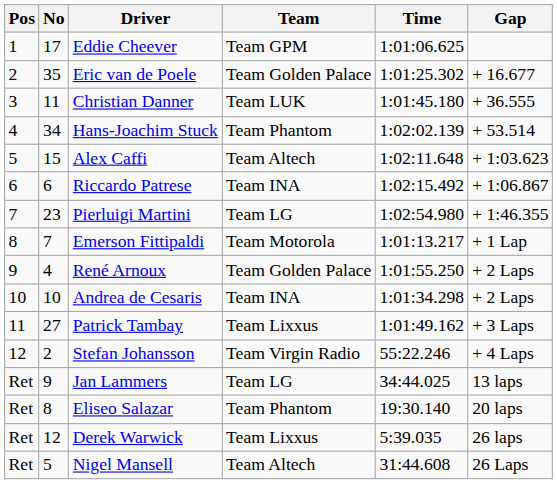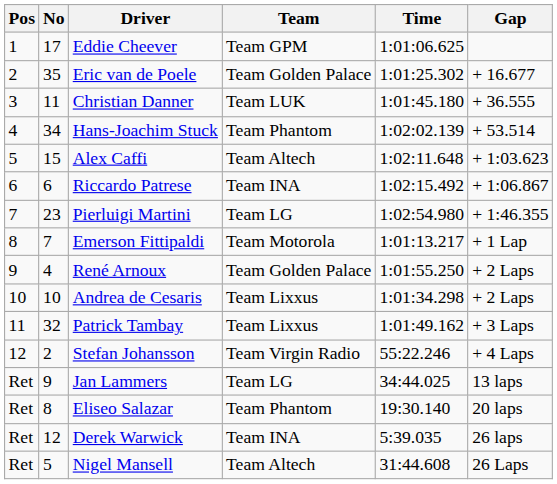(263, 297) Team INA -> (272, 297) Team Lixxus
(52, 325) 27 -> (52, 325) 32
(272, 437) Team Lixxus -> (263, 437) Team INA
